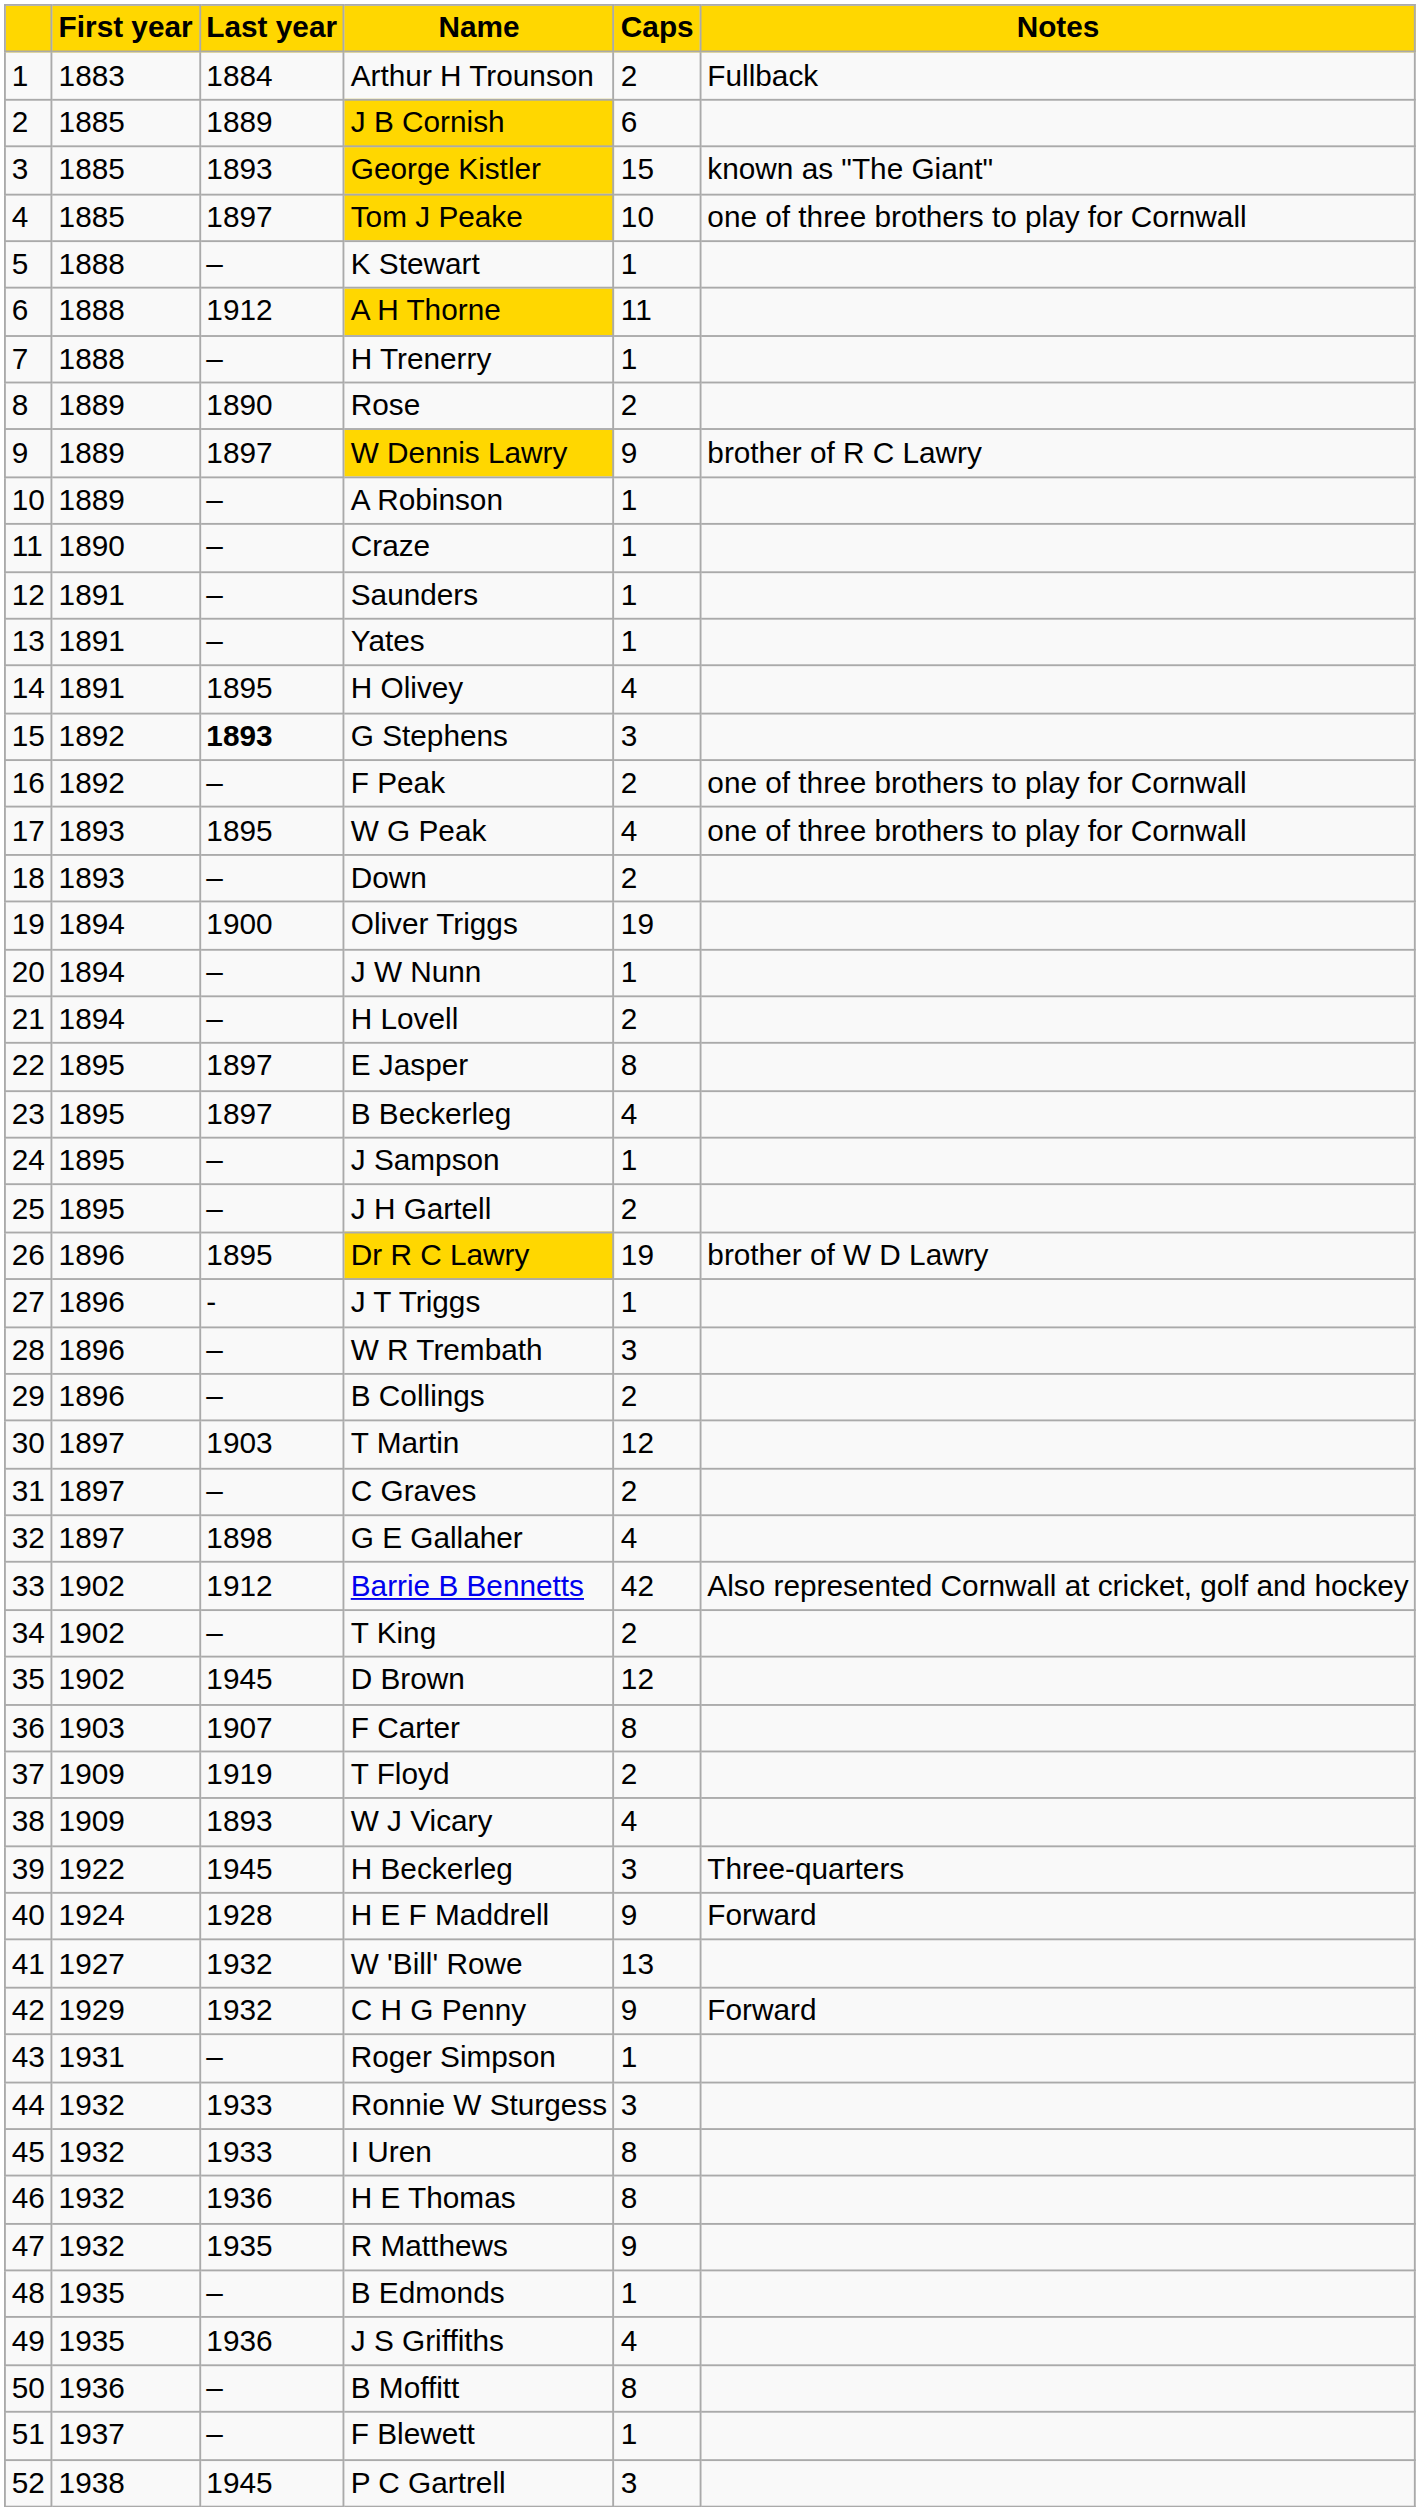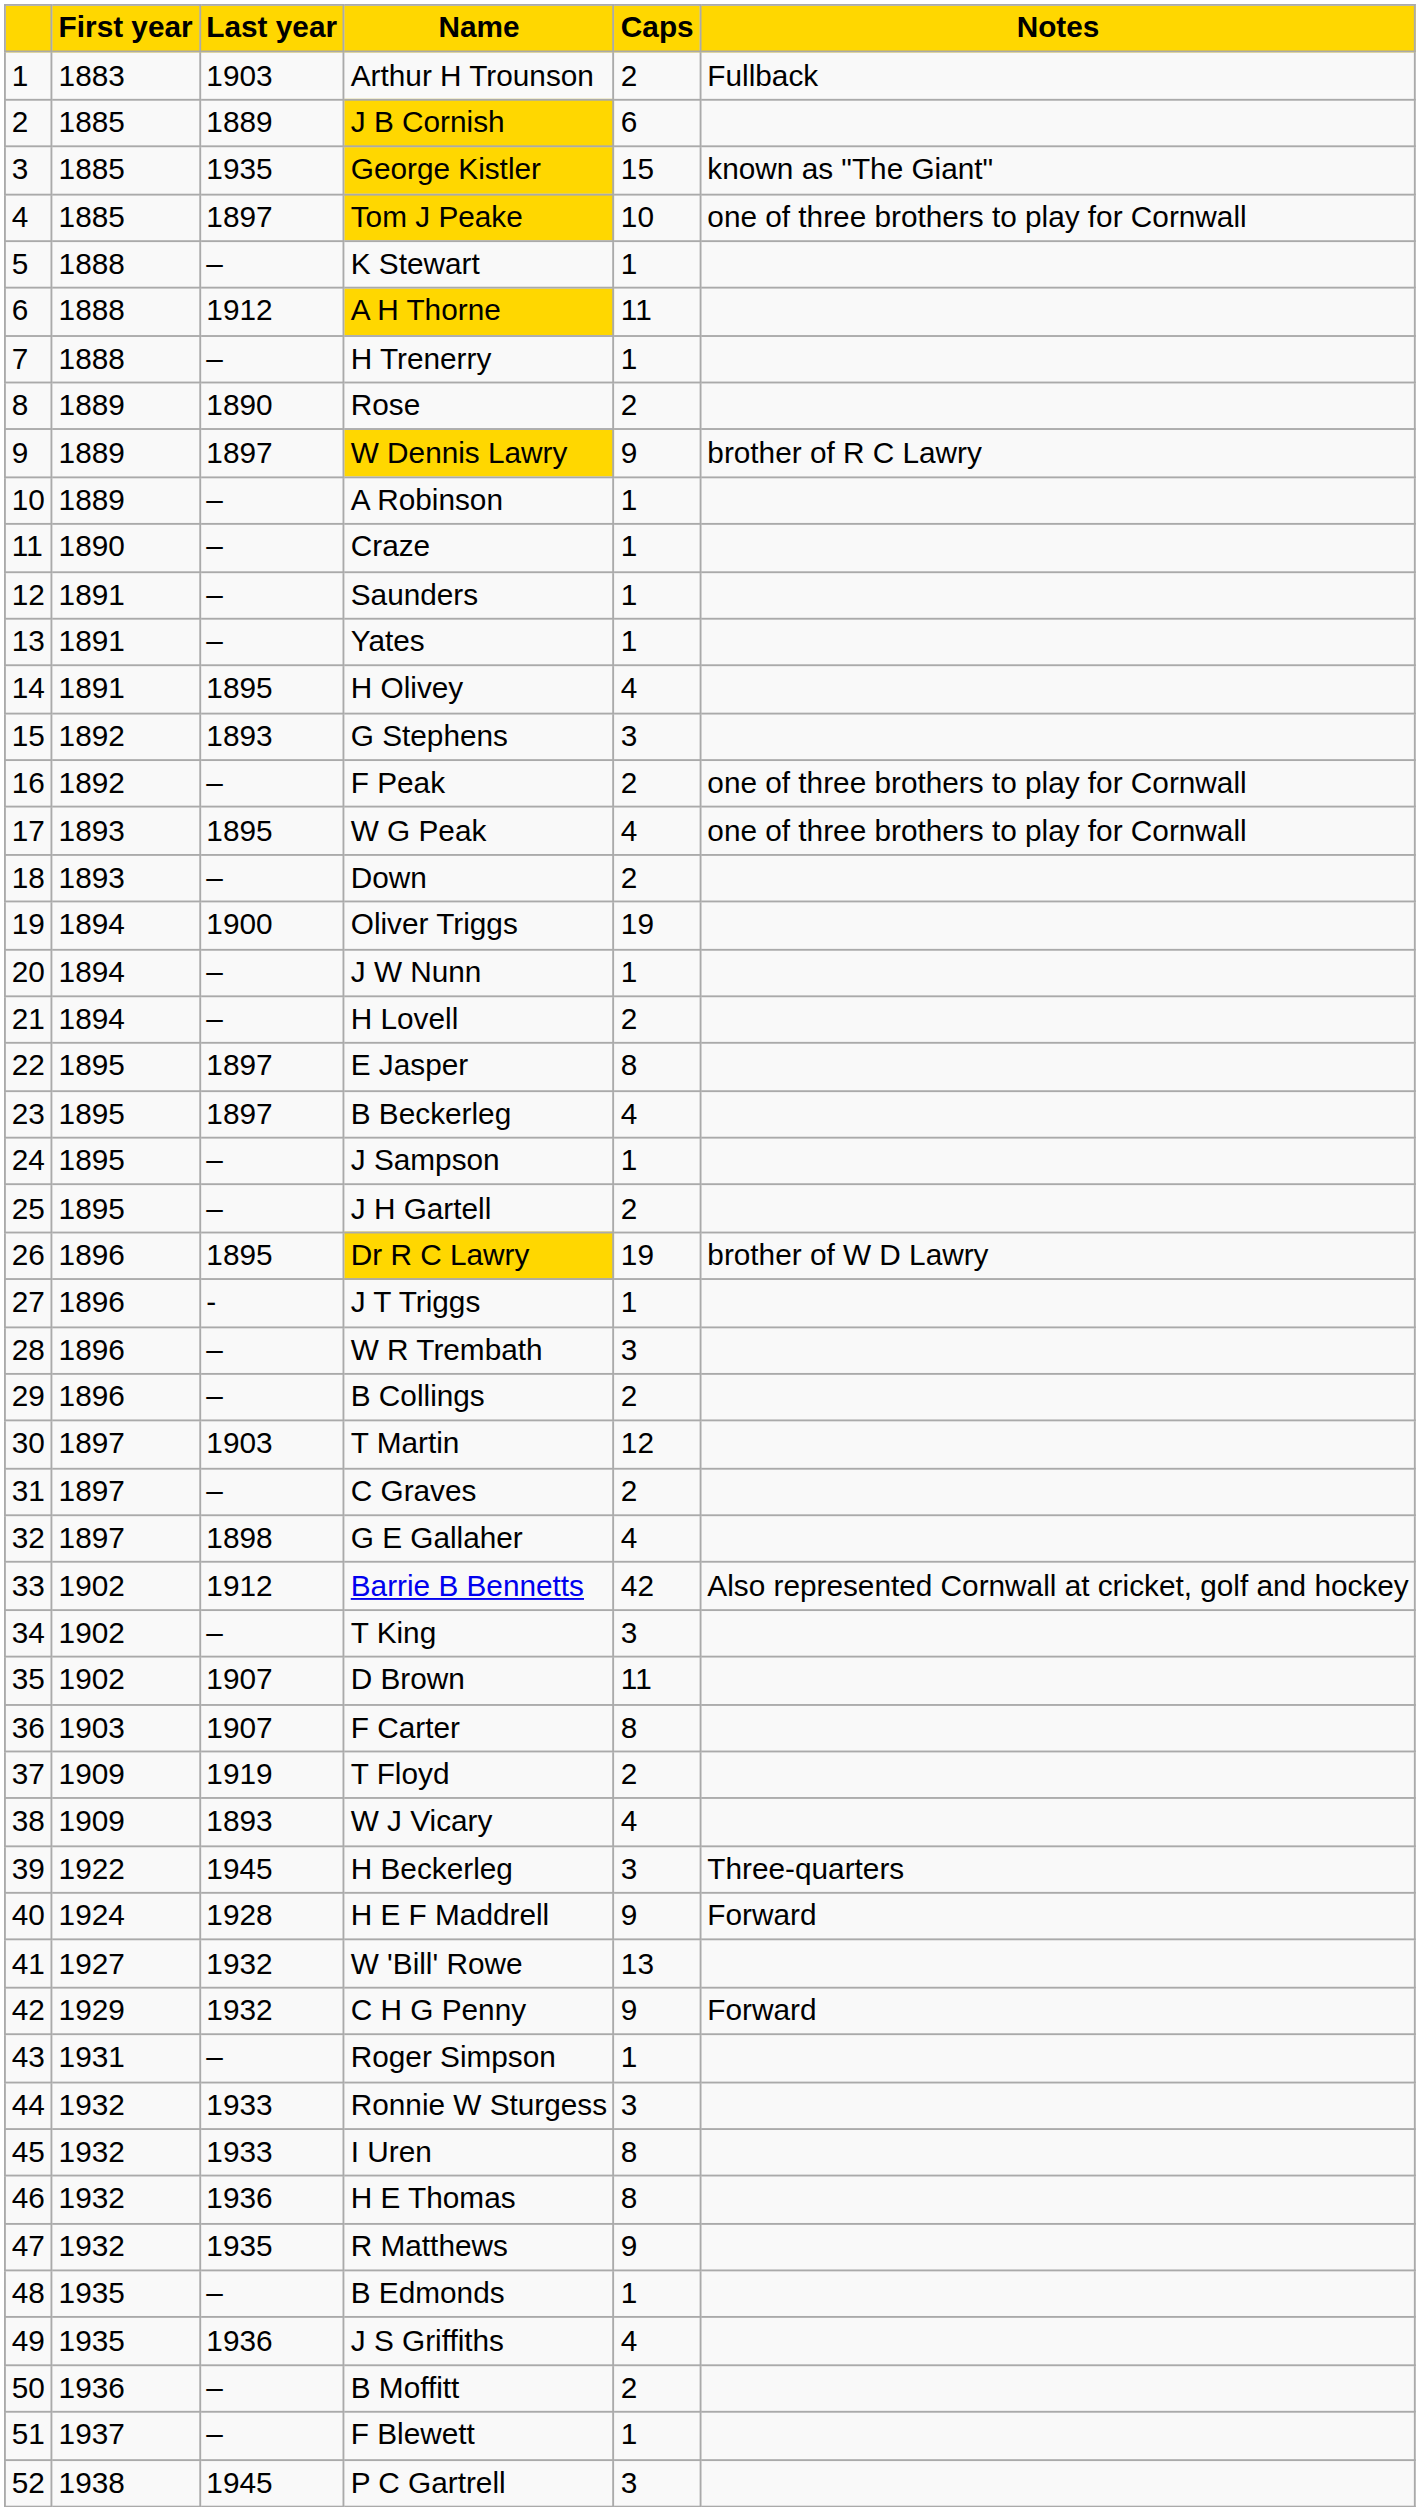(239, 75) 1884 -> (239, 75) 1903
(239, 169) 1893 -> (239, 169) 1935
(239, 736) bold -> (239, 736) normal
(629, 1632) 2 -> (629, 1632) 3
(239, 1680) 1945 -> (239, 1680) 1907
(637, 1680) 12 -> (636, 1680) 11
(629, 2387) 8 -> (629, 2387) 2
